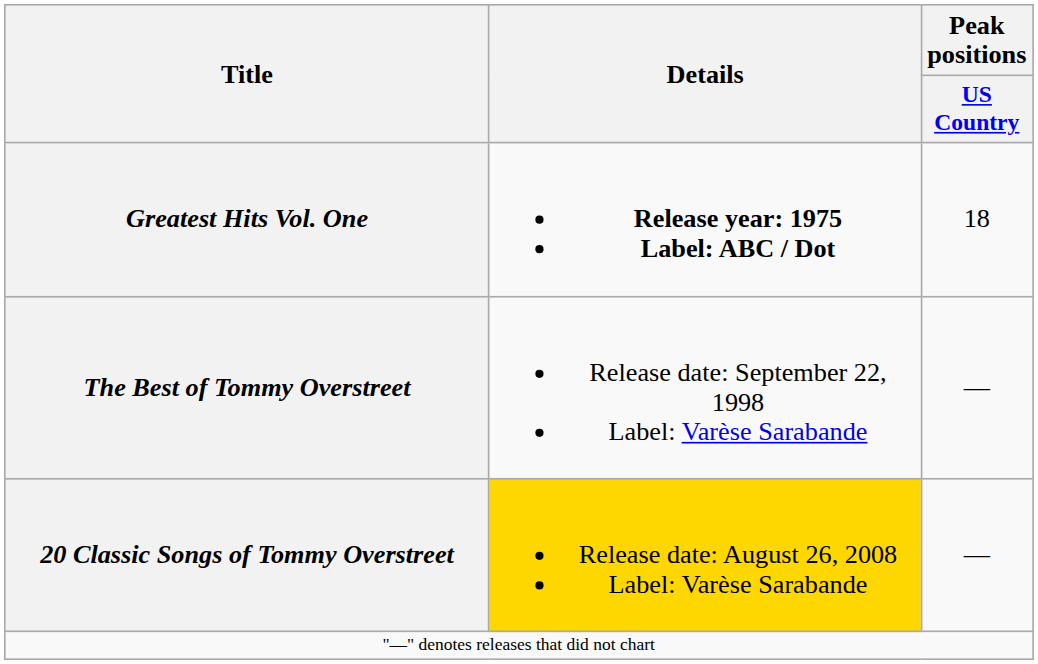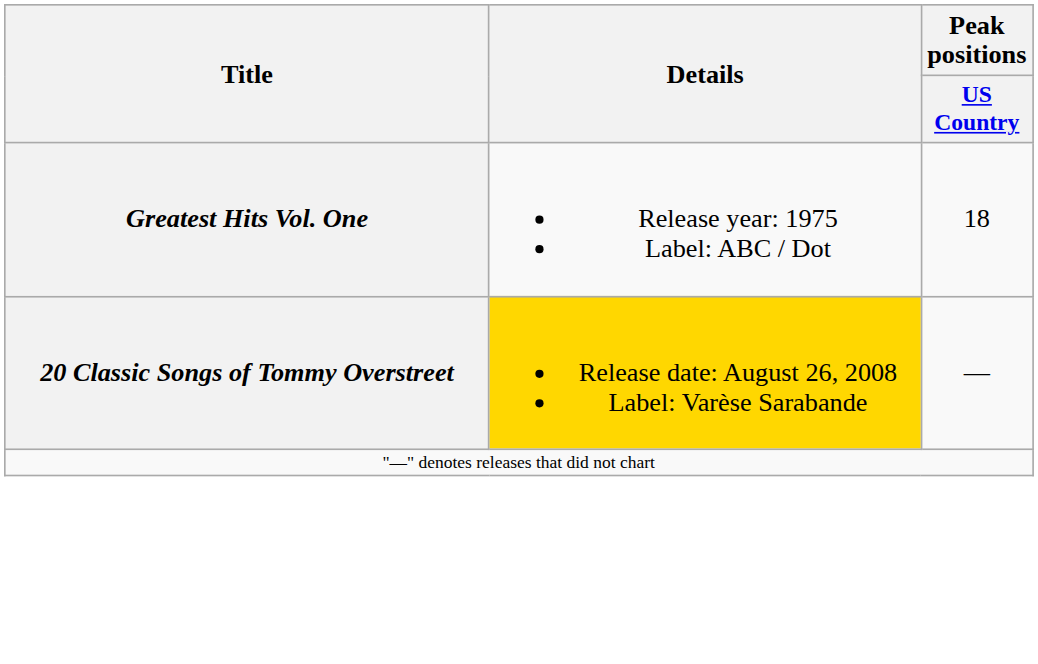(705, 234) bold -> (705, 234) normal
- row: (247, 386)
